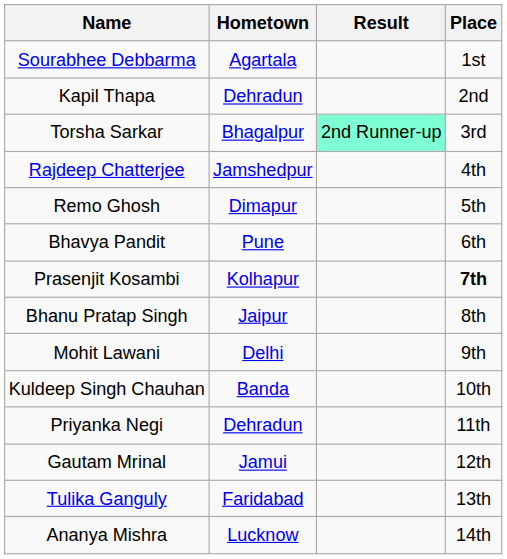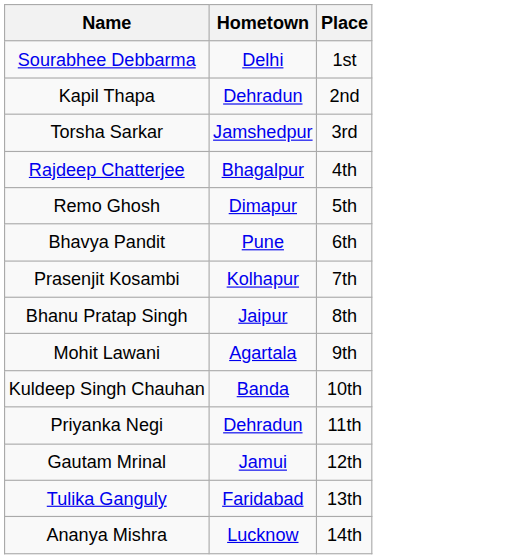- column: (381, 23)
(263, 59) Agartala -> (263, 59) Delhi
(263, 133) Bhagalpur -> (263, 133) Jamshedpur
(263, 169) Jamshedpur -> (263, 169) Bhagalpur
(474, 279) bold -> (345, 279) normal
(263, 352) Delhi -> (263, 352) Agartala
